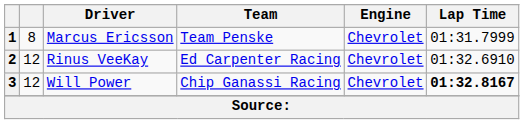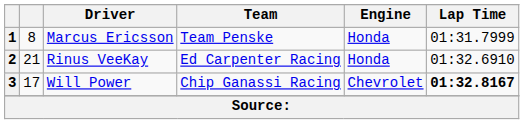(386, 39) Chevrolet -> (369, 39) Honda
(32, 62) 12 -> (32, 62) 21
(386, 62) Chevrolet -> (369, 62) Honda
(32, 84) 12 -> (32, 84) 17
